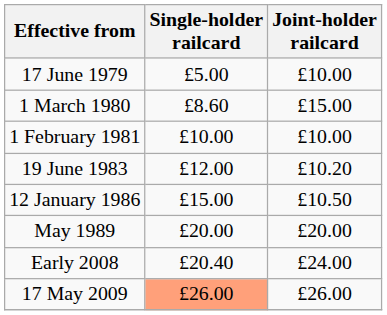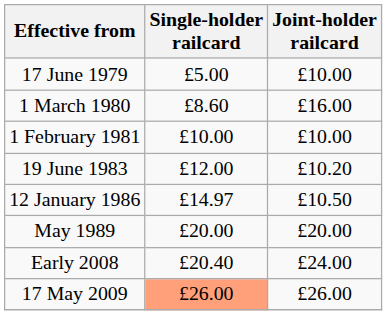(325, 105) £15.00 -> (325, 105) £16.00
(206, 199) £15.00 -> (206, 199) £14.97
